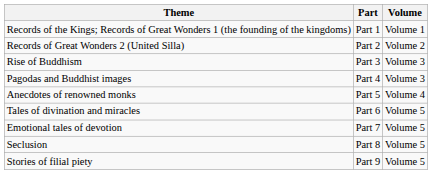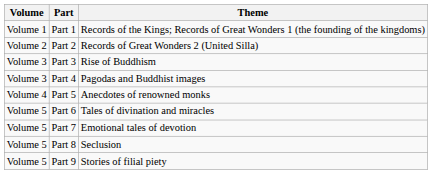columns swapped: (405, 12) <-> (179, 12)
